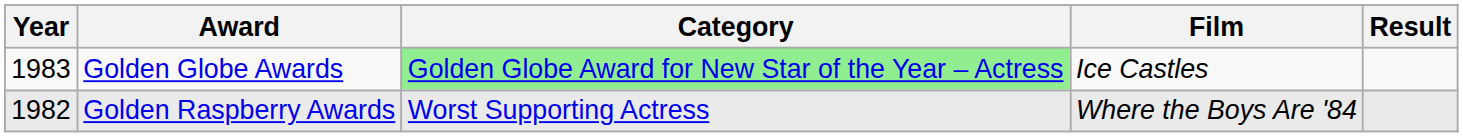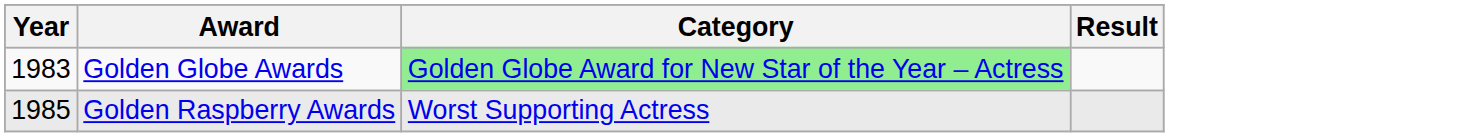- column: (1216, 26)
(41, 111) 1982 -> (41, 111) 1985
